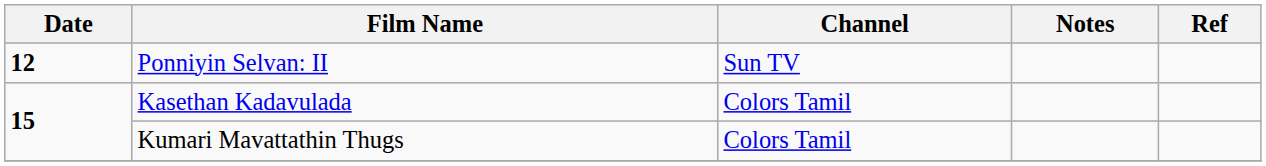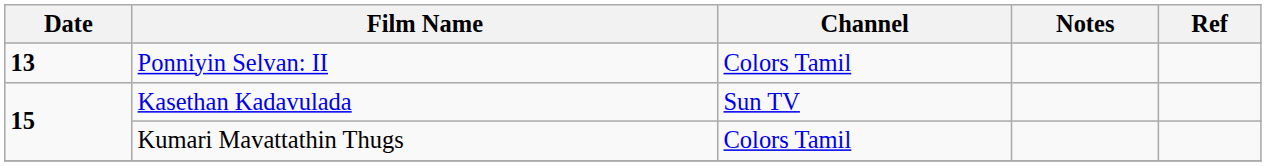(23, 62) 12 -> (23, 62) 13
(762, 62) Sun TV -> (787, 62) Colors Tamil
(787, 101) Colors Tamil -> (762, 101) Sun TV
